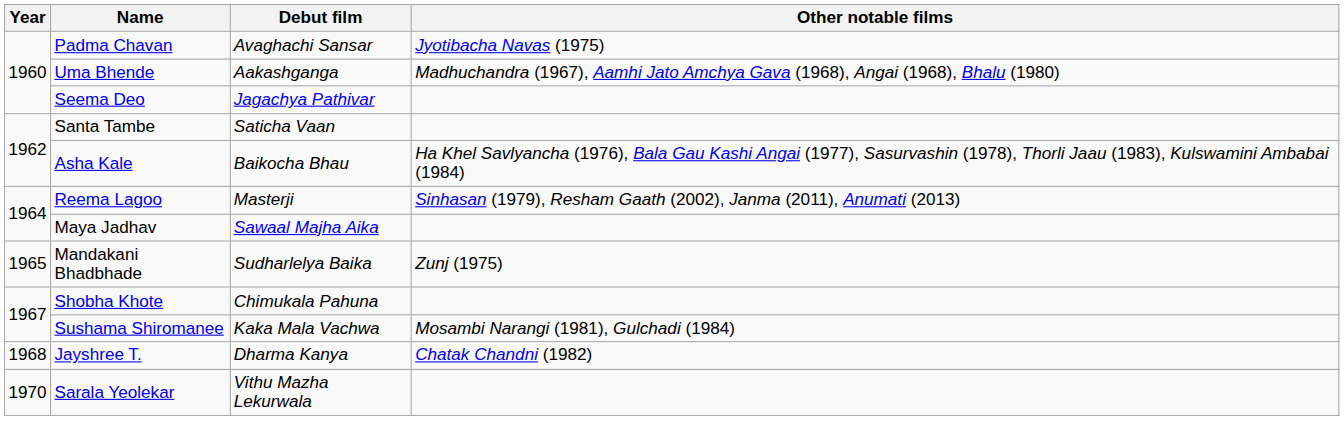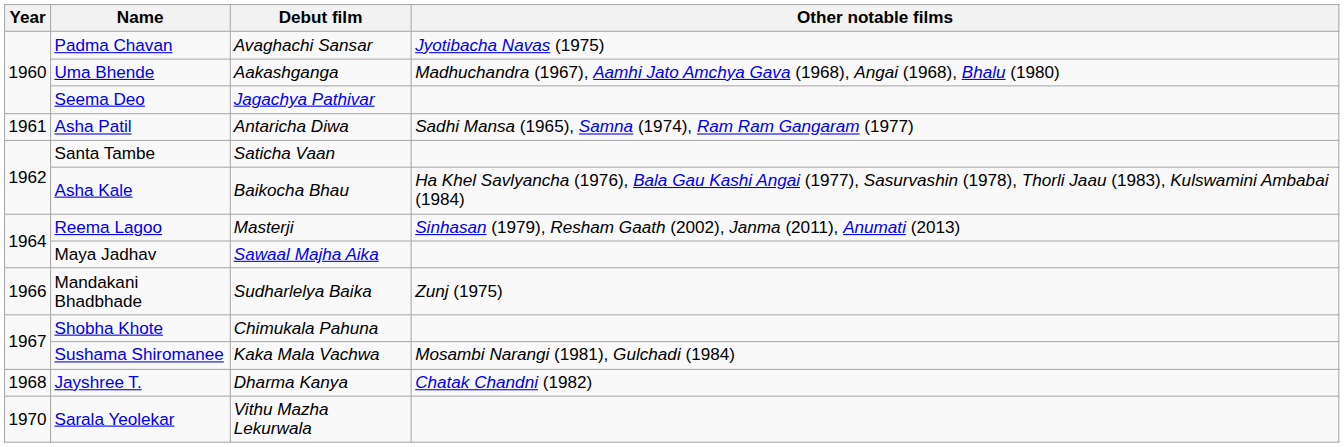+ row: (93, 126)
(28, 264) 1965 -> (28, 291) 1966
